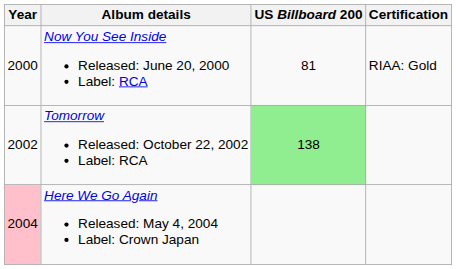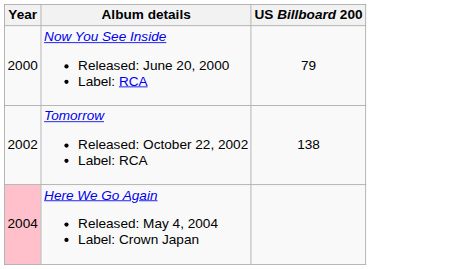- column: (408, 15)
(309, 65) 81 -> (309, 65) 79
(309, 145) lightgreen background -> (309, 145) no background
